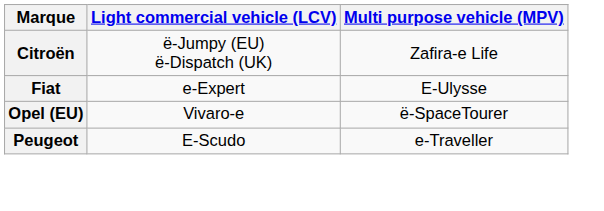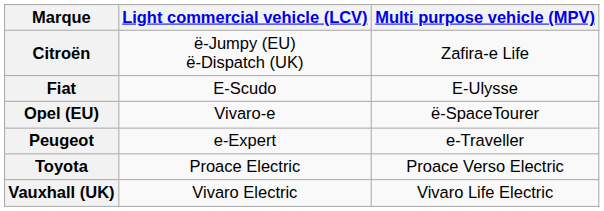(214, 88) e-Expert -> (245, 88) E-Scudo
(214, 140) E-Scudo -> (245, 140) e-Expert
+ row: (61, 166)
+ row: (61, 192)
